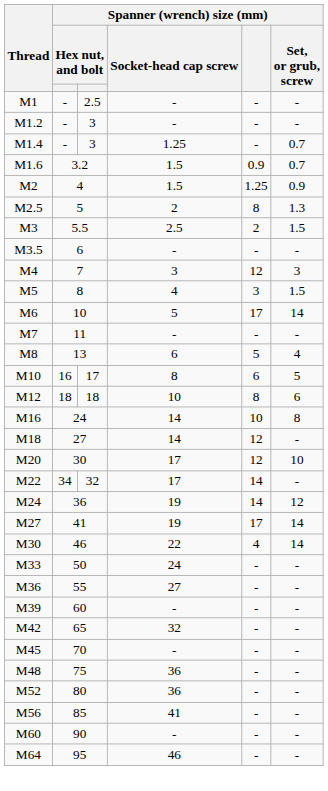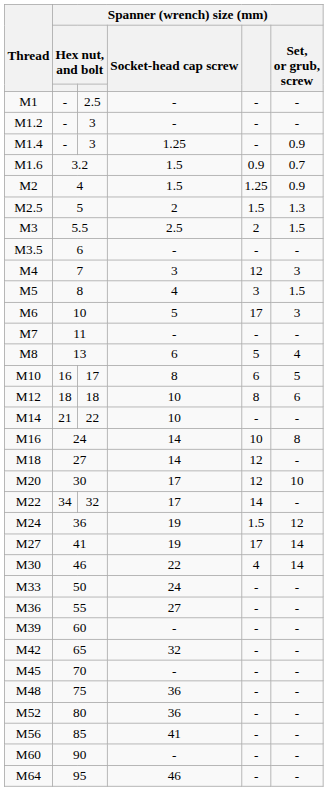(297, 144) 0.7 -> (297, 144) 0.9
(256, 207) 8 -> (256, 207) 1.5
(297, 312) 14 -> (297, 312) 3
+ row: (28, 417)
(256, 502) 14 -> (256, 523) 1.5
